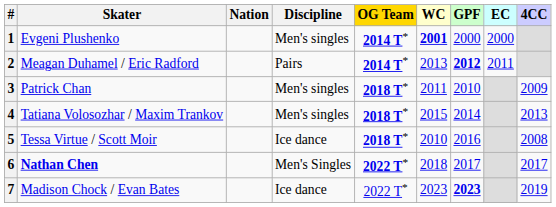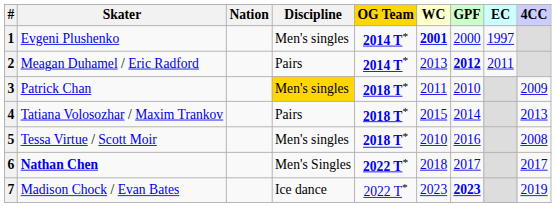(501, 38) 2000 -> (501, 38) 1997
(312, 89) no background -> (312, 89) gold background
(312, 114) Men's singles -> (289, 114) Pairs
(301, 139) Ice dance -> (312, 139) Men's singles
